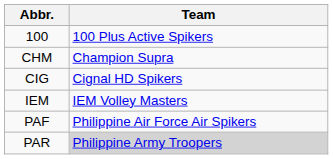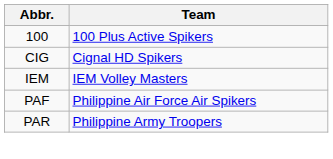- row: (37, 57)
(147, 143) lightgrey background -> (147, 121) no background
